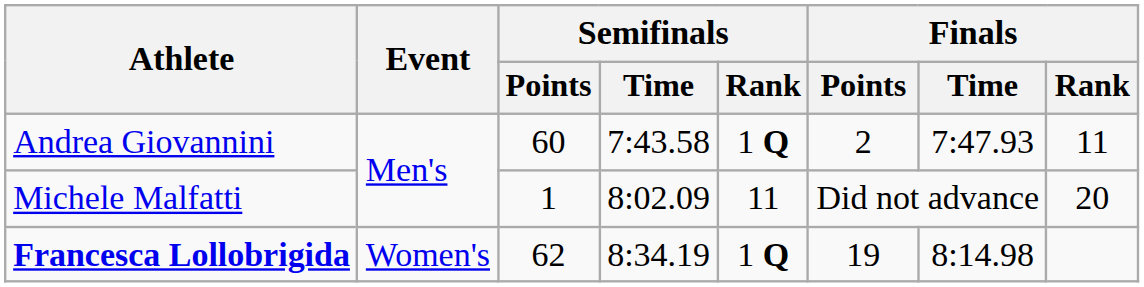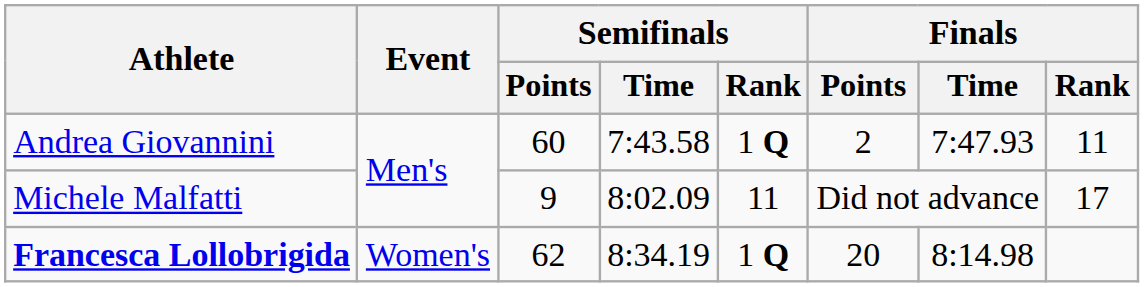(549, 198) 1 -> (549, 198) 9
(1092, 198) 20 -> (1092, 198) 17
(863, 254) 19 -> (863, 254) 20
